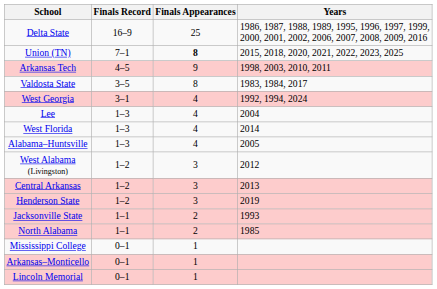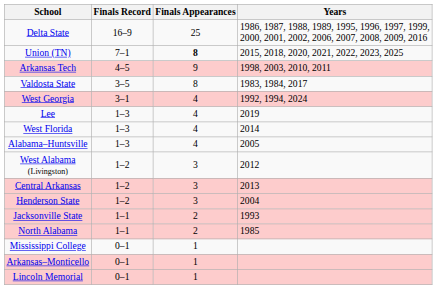(250, 114) 2004 -> (250, 114) 2019
(250, 201) 2019 -> (250, 201) 2004
